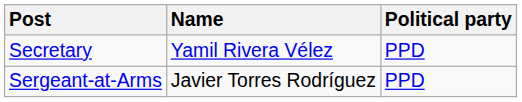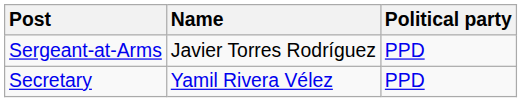rows swapped: (50, 50) <-> (85, 81)
